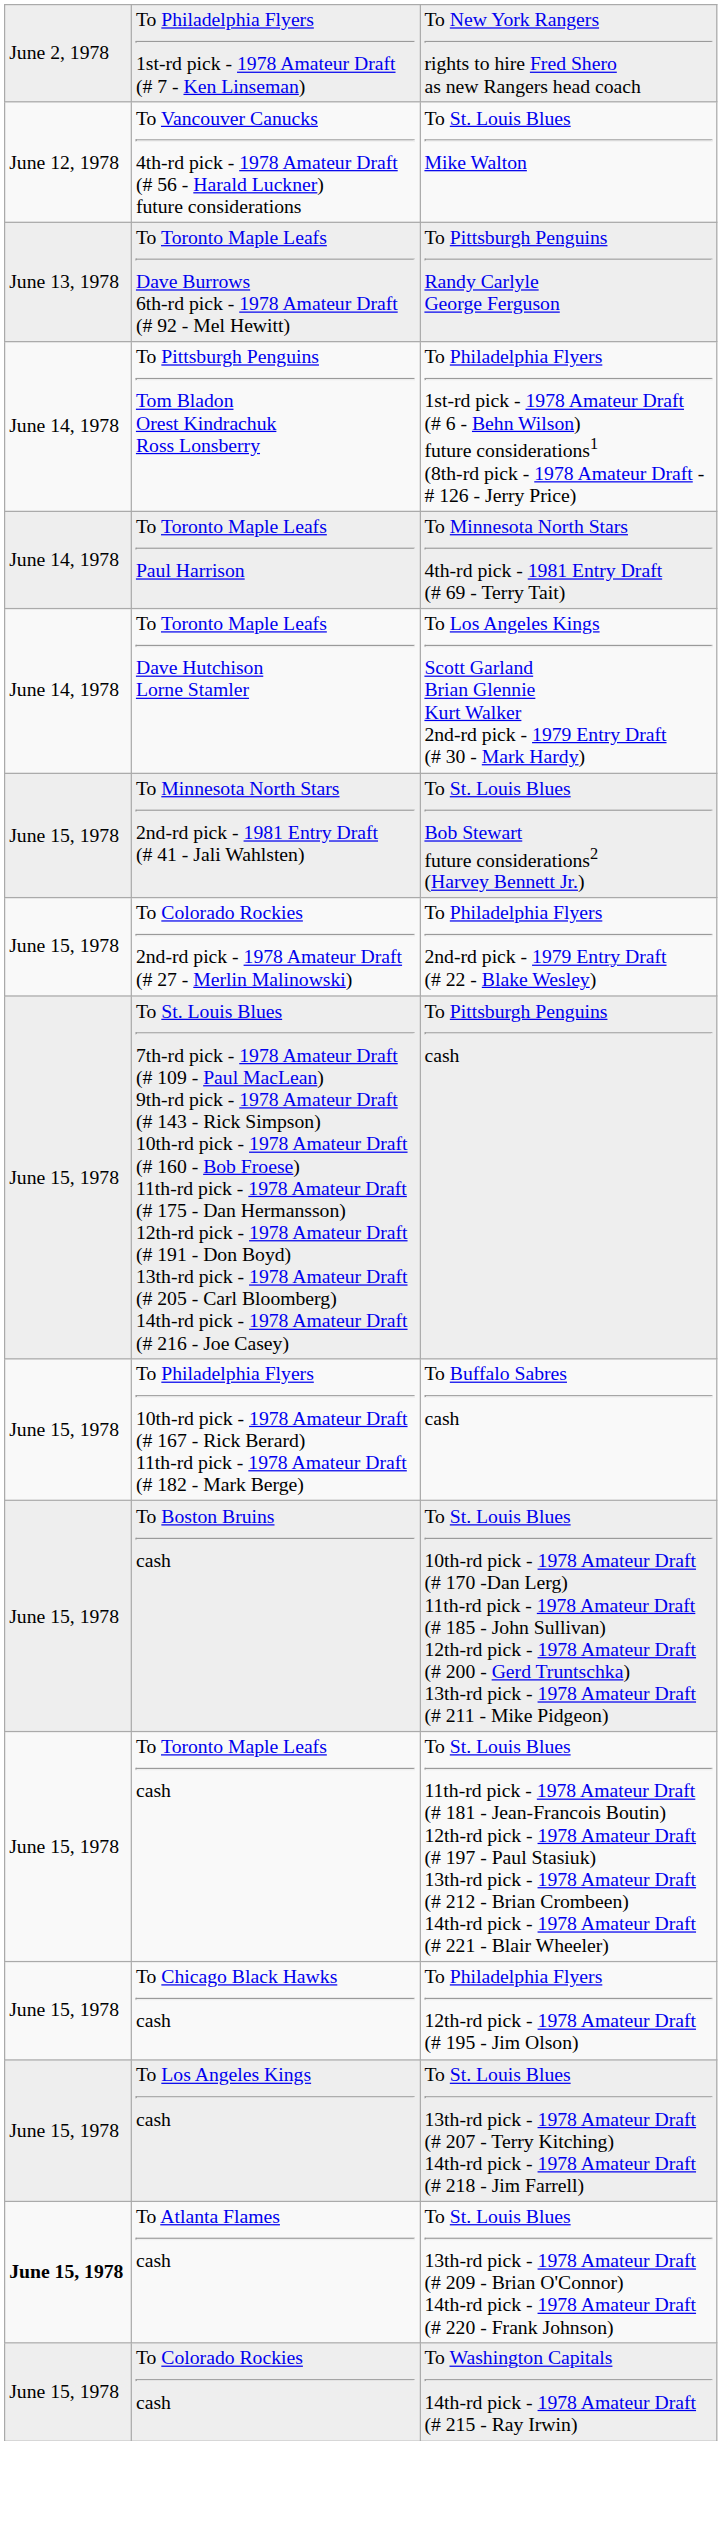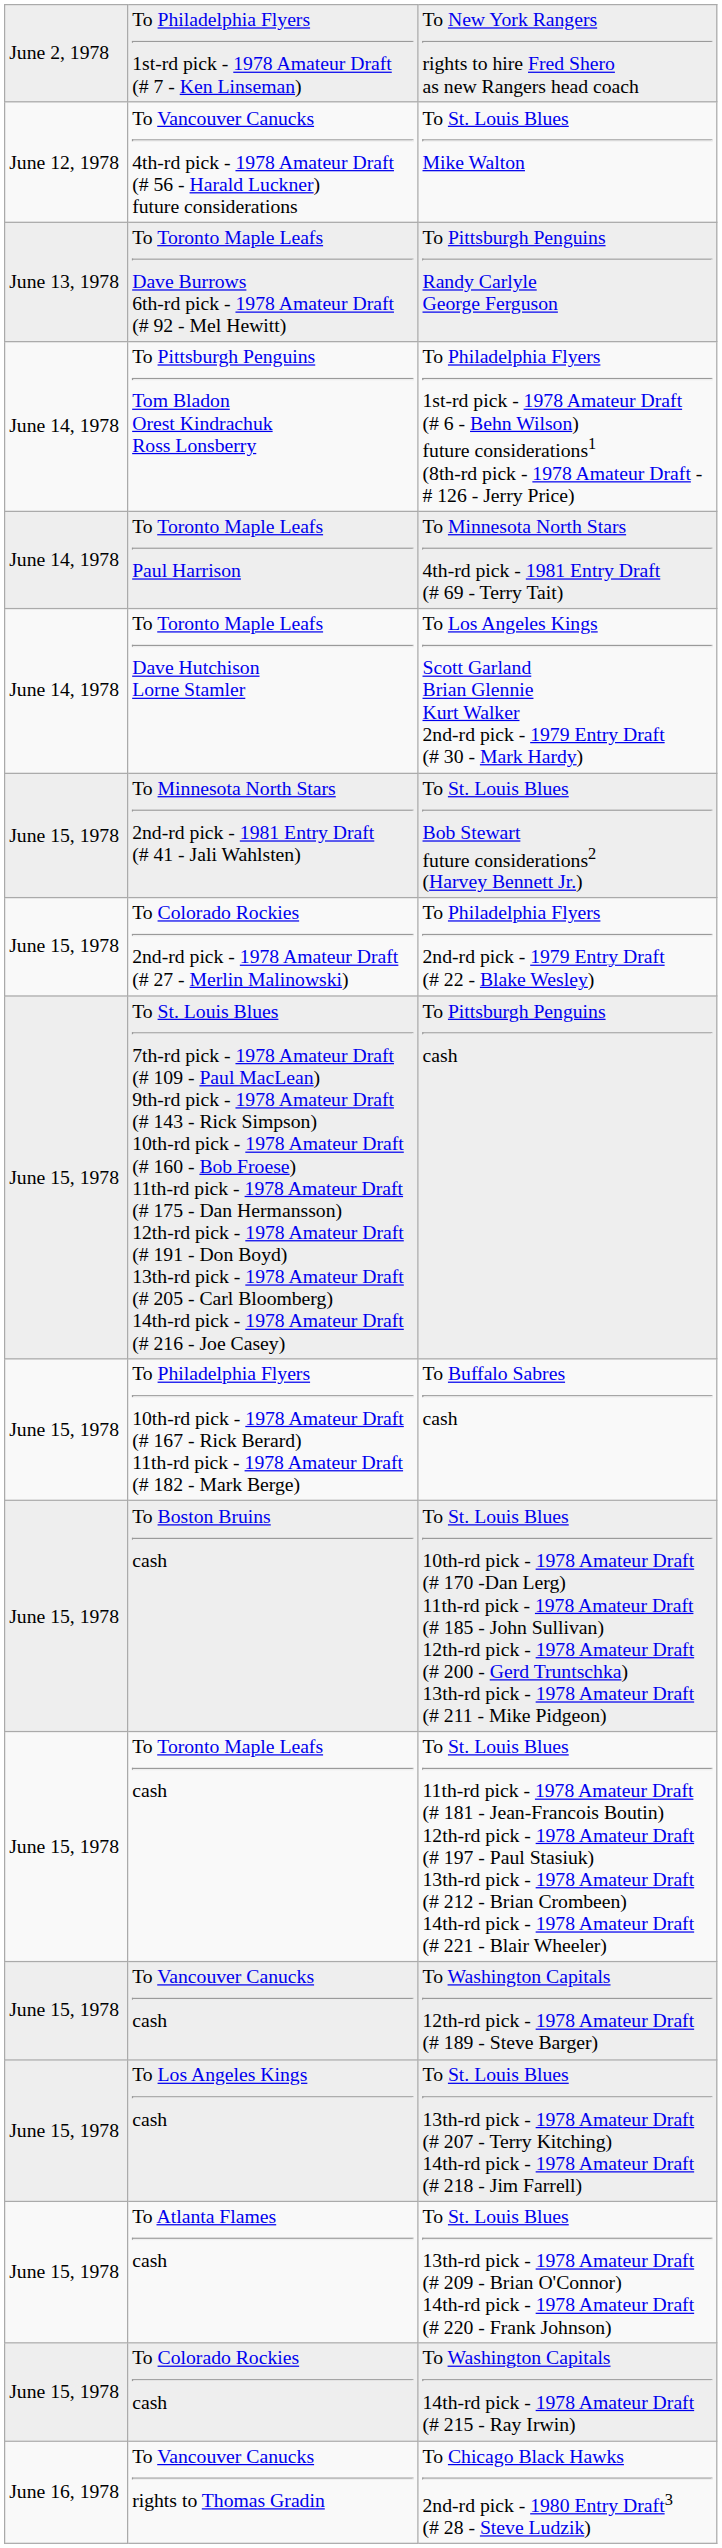+ row: (273, 1999)
- row: (276, 1999)
(66, 2272) bold -> (64, 2272) normal
+ row: (273, 2478)
